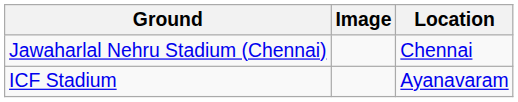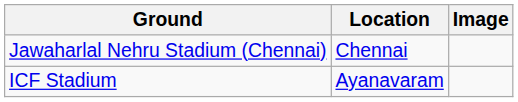columns swapped: (454, 19) <-> (363, 19)
